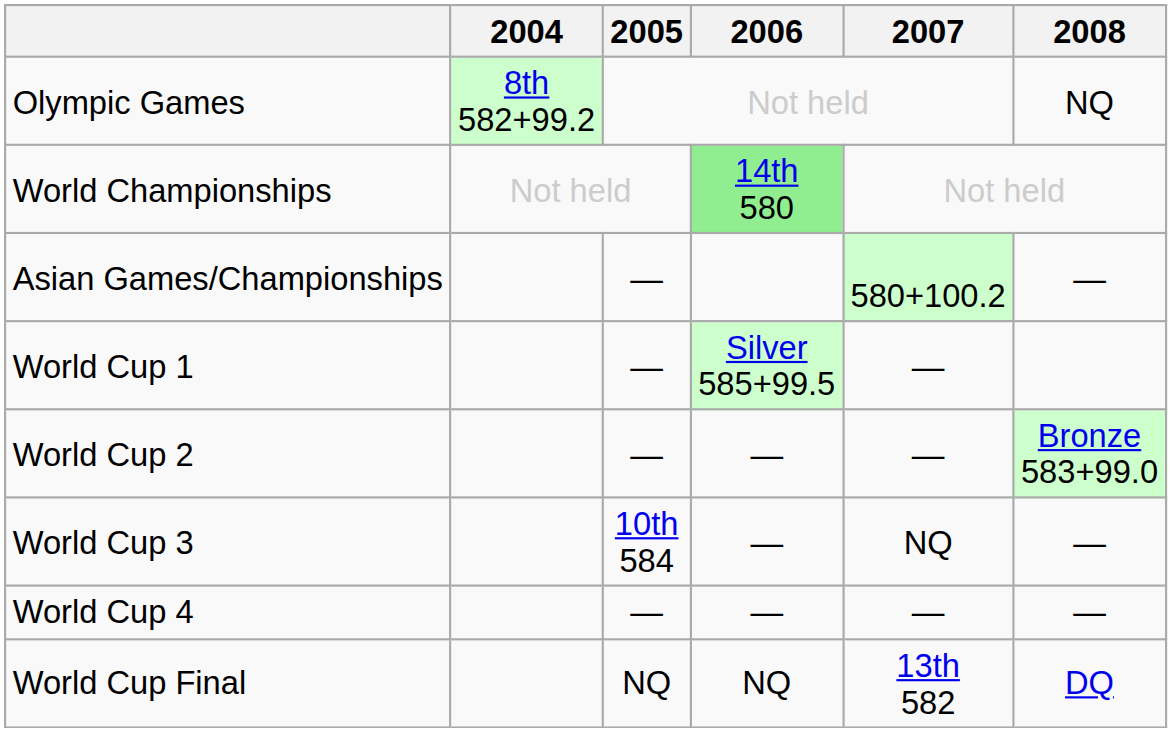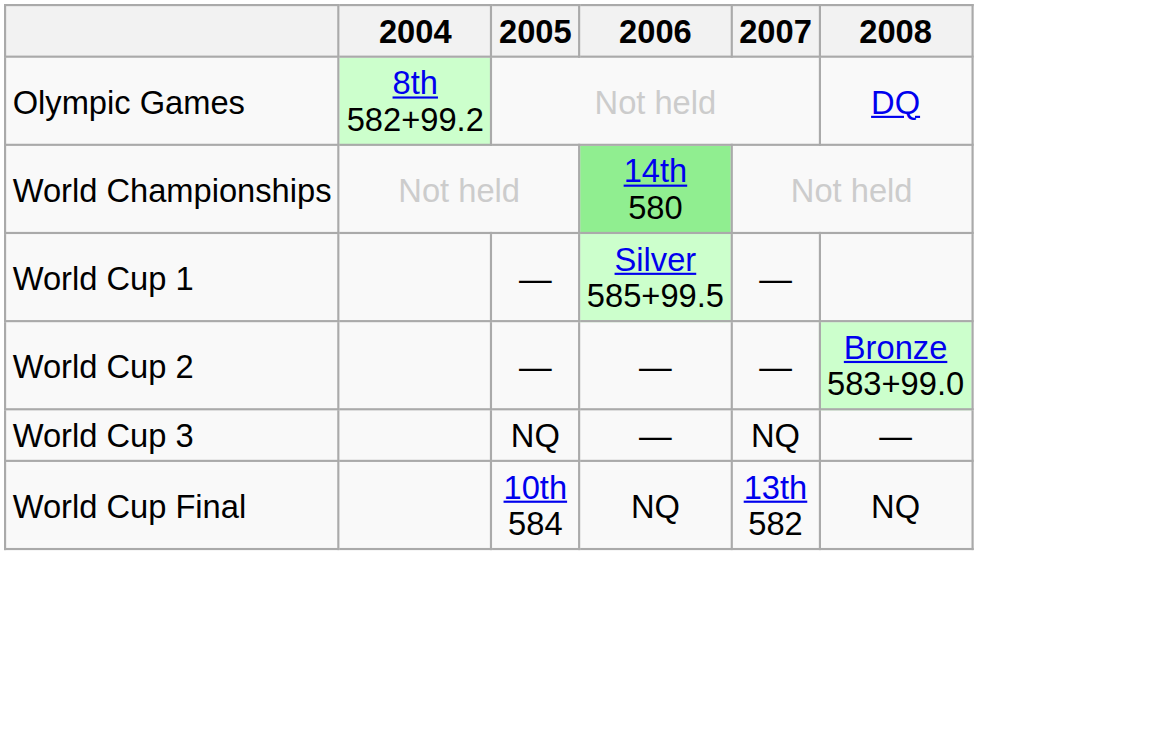(1090, 101) NQ -> (896, 101) DQ
- row: (228, 278)
(647, 543) 10th 584 -> (535, 436) NQ
- row: (103, 613)
(647, 683) NQ -> (535, 506) 10th 584
(1090, 683) DQ -> (896, 506) NQ
